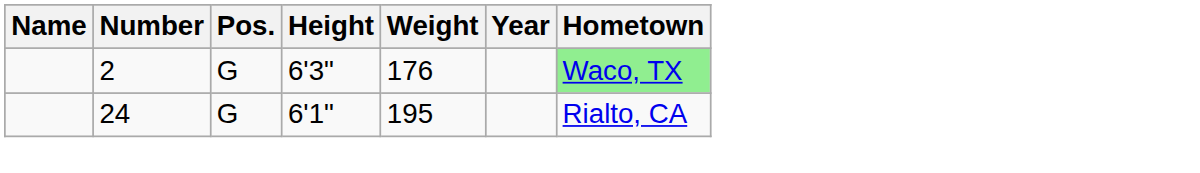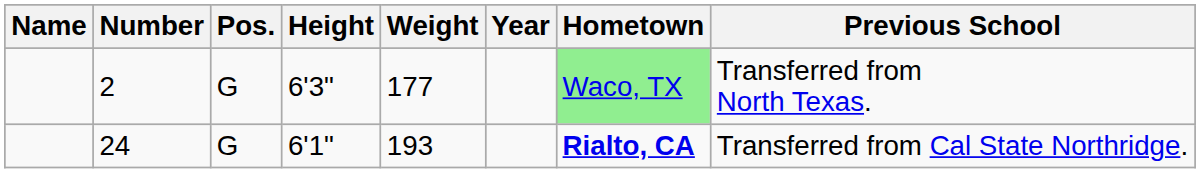+ column: (952, 26)
(410, 70) 176 -> (410, 85) 177
(410, 114) 195 -> (410, 145) 193
(625, 114) normal -> (629, 145) bold
